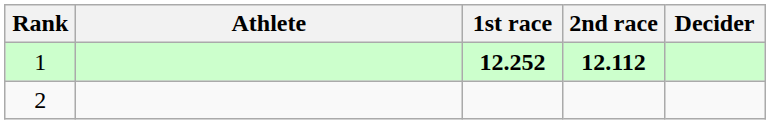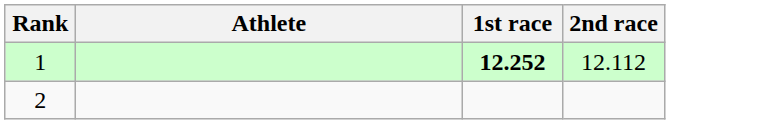- column: (715, 23)
(613, 61) bold -> (613, 61) normal
